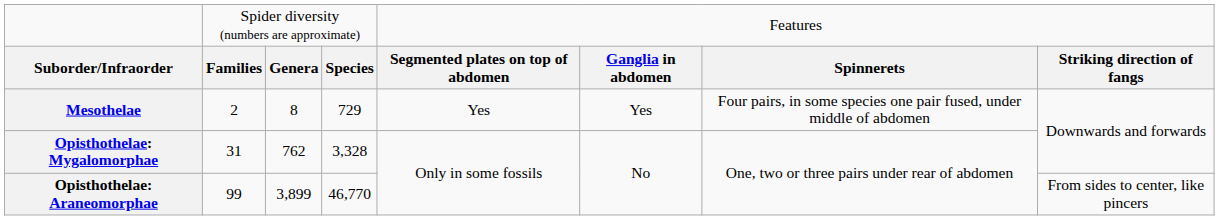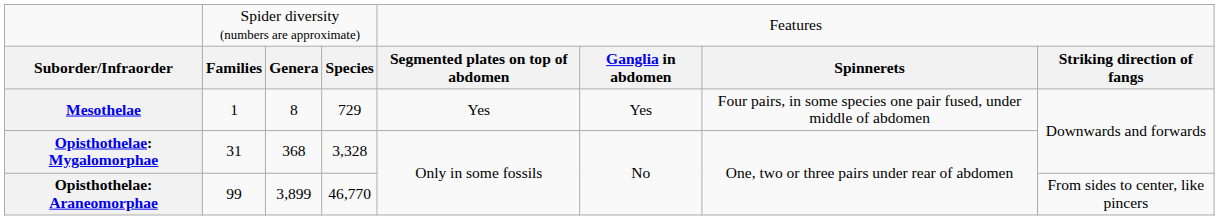(234, 109) 2 -> (234, 109) 1
(294, 151) 762 -> (294, 151) 368
